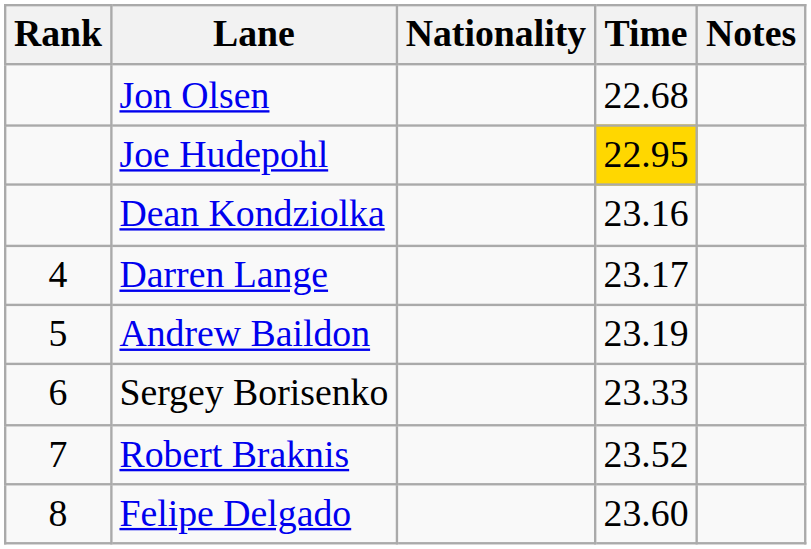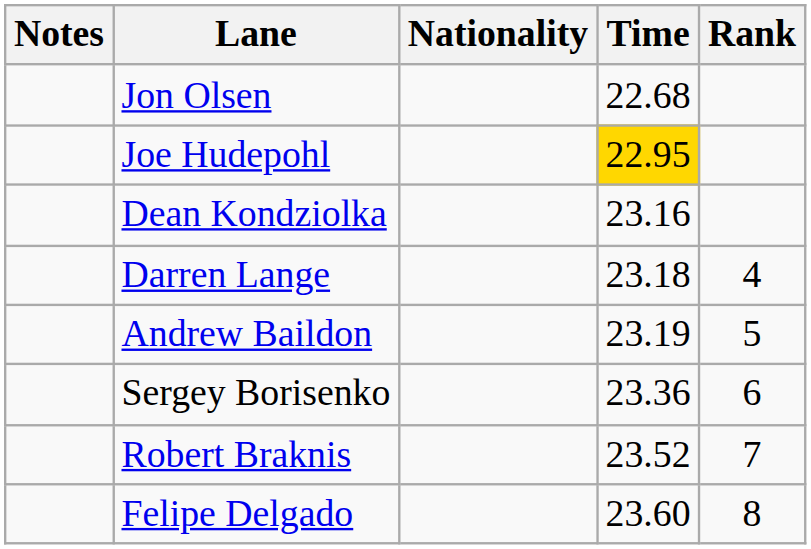columns swapped: (58, 34) <-> (751, 34)
(646, 273) 23.17 -> (648, 273) 23.18
(646, 393) 23.33 -> (648, 393) 23.36
